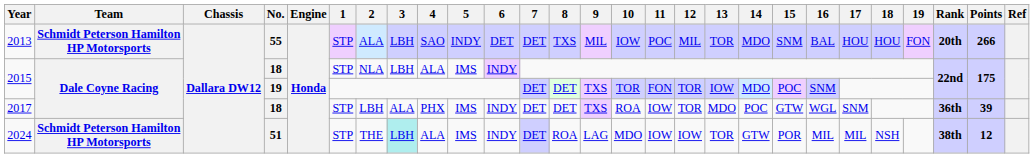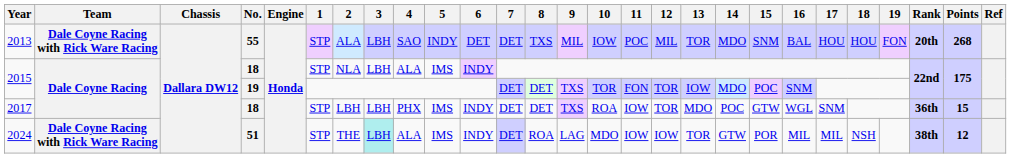(109, 41) Schmidt Peterson Hamilton HP Motorsports -> (97, 41) Dale Coyne Racing with Rick Ware Racing
(986, 41) 266 -> (963, 41) 268
(402, 108) ALA -> (379, 108) LBH
(986, 108) 39 -> (963, 108) 15
(109, 135) Schmidt Peterson Hamilton HP Motorsports -> (97, 135) Dale Coyne Racing with Rick Ware Racing
